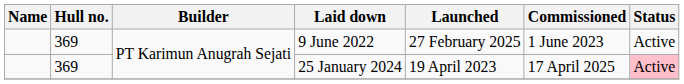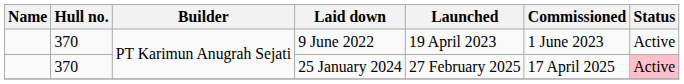(66, 41) 369 -> (66, 41) 370
(465, 41) 27 February 2025 -> (453, 41) 19 April 2023
(66, 66) 369 -> (66, 66) 370
(453, 66) 19 April 2023 -> (465, 66) 27 February 2025
